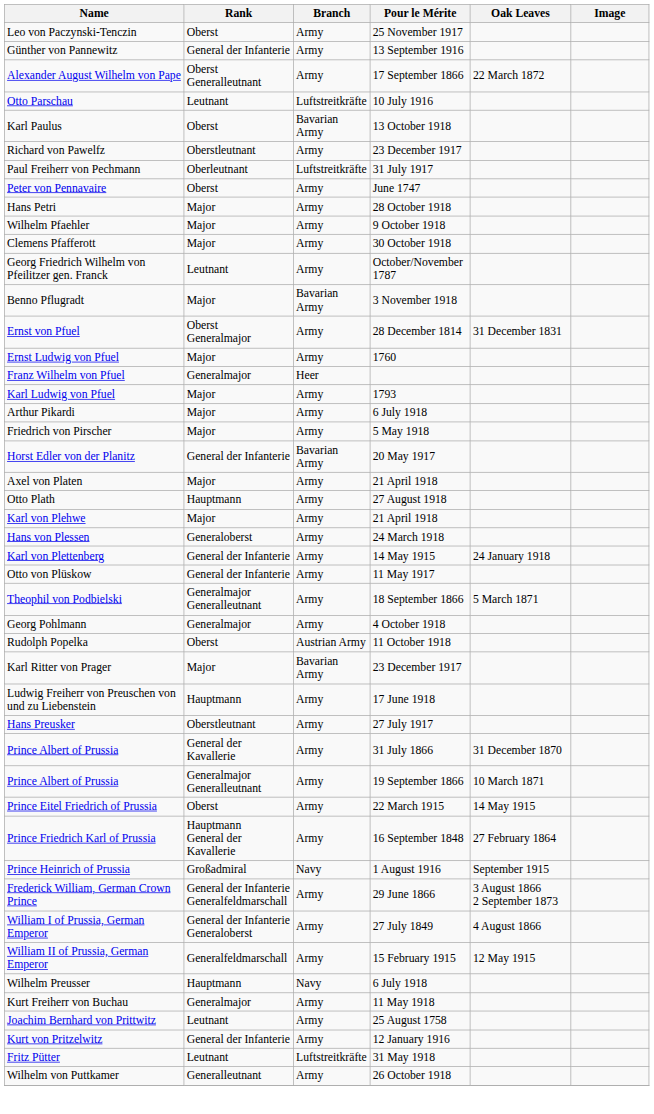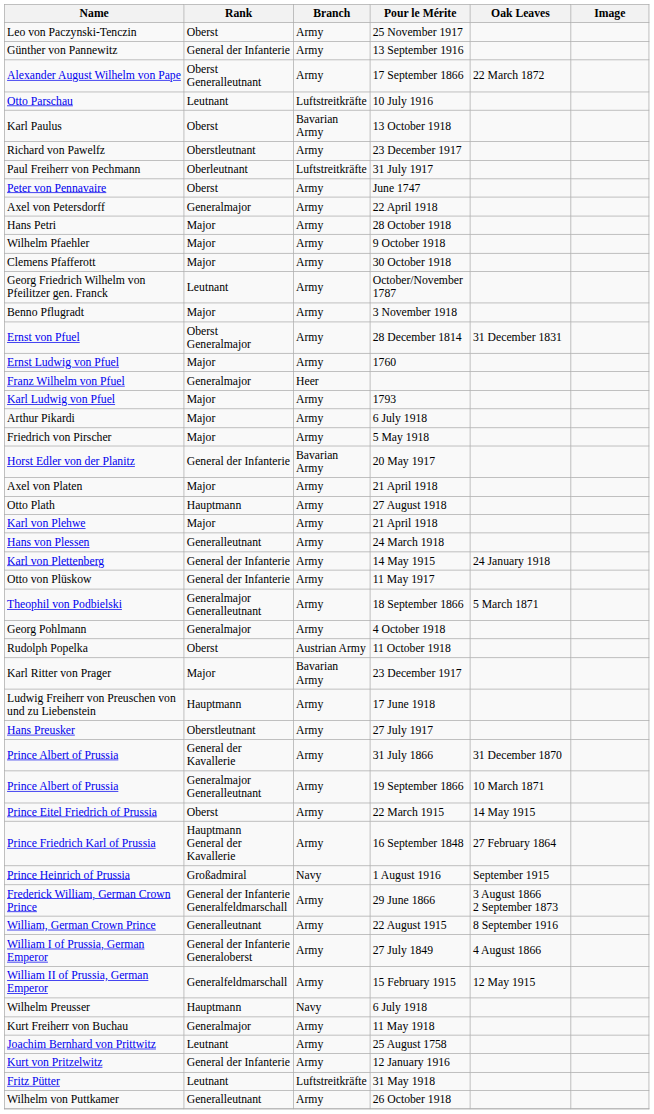+ row: (56, 206)
(317, 300) Bavarian Army -> (310, 312) Army
(219, 537) Generaloberst -> (224, 542) Generalleutnant
+ row: (81, 925)
